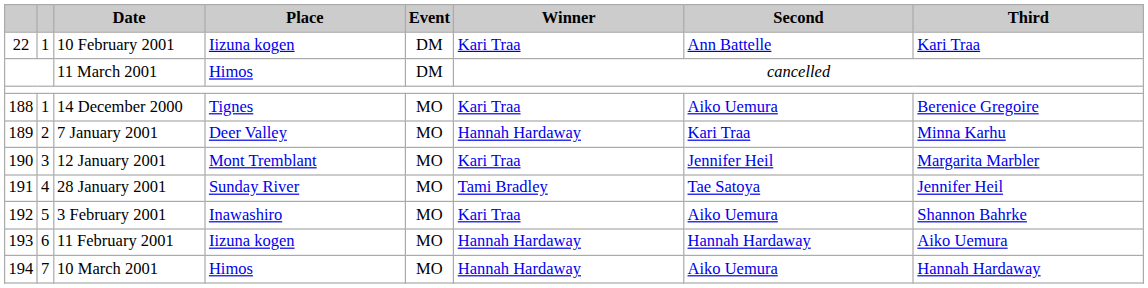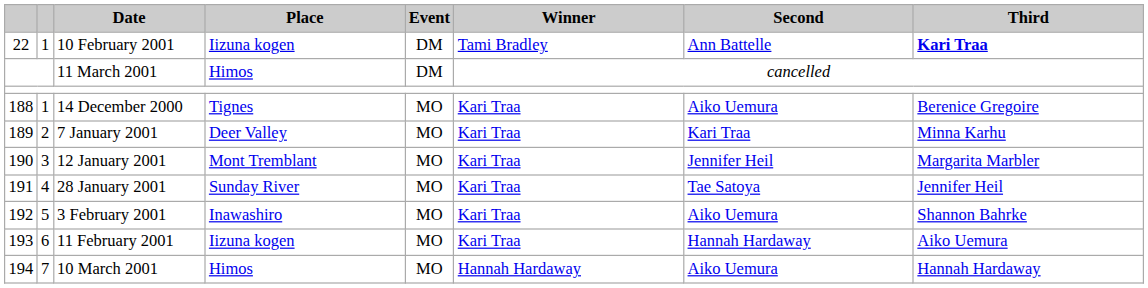(489, 44) Kari Traa -> (503, 44) Tami Bradley
(949, 44) normal -> (953, 44) bold
(519, 133) Hannah Hardaway -> (489, 133) Kari Traa
(503, 187) Tami Bradley -> (489, 187) Kari Traa
(519, 241) Hannah Hardaway -> (489, 241) Kari Traa
